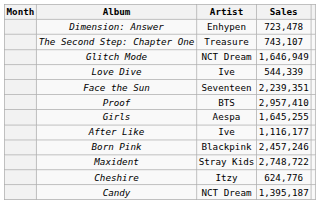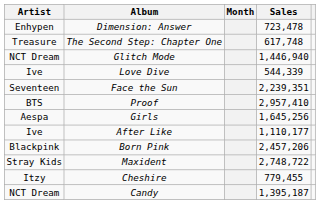columns swapped: (20, 12) <-> (227, 12)
(284, 42) 743,107 -> (284, 42) 617,748
(284, 57) 1,646,949 -> (284, 57) 1,446,940
(284, 117) 1,645,255 -> (284, 117) 1,645,256
(284, 132) 1,116,177 -> (284, 132) 1,110,177
(284, 147) 2,457,246 -> (284, 147) 2,457,206
(284, 177) 624,776 -> (284, 177) 779,455
